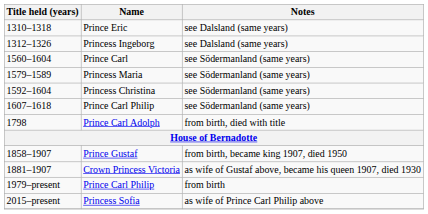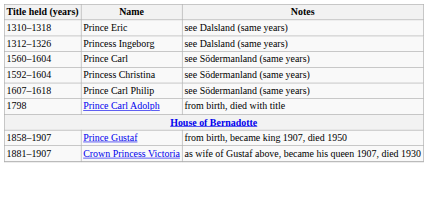- row: (29, 75)
- row: (33, 185)
- row: (33, 201)
